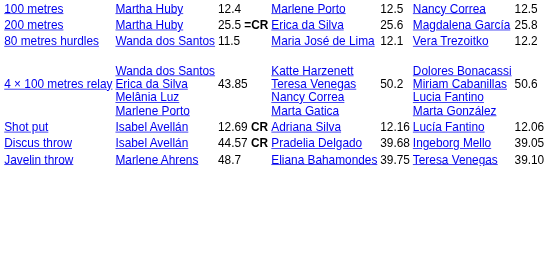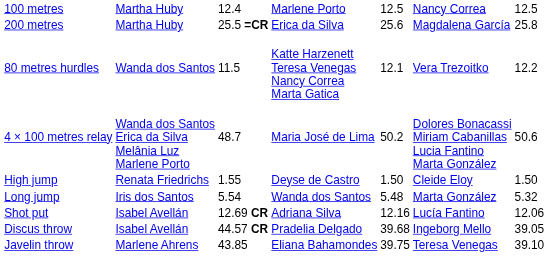(323, 41) Maria José de Lima -> (314, 74) Katte Harzenett Teresa Venegas Nancy Correa Marta Gatica
(233, 84) 43.85 -> (230, 137) 48.7
(314, 91) Katte Harzenett Teresa Venegas Nancy Correa Marta Gatica -> (323, 137) Maria José de Lima
+ row: (31, 180)
+ row: (32, 196)
(230, 159) 48.7 -> (233, 245) 43.85
